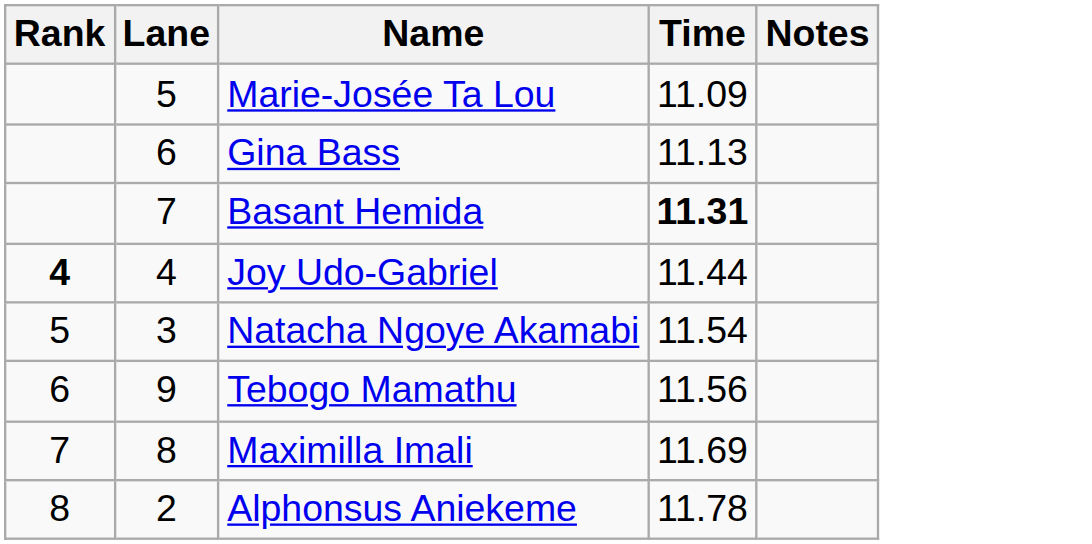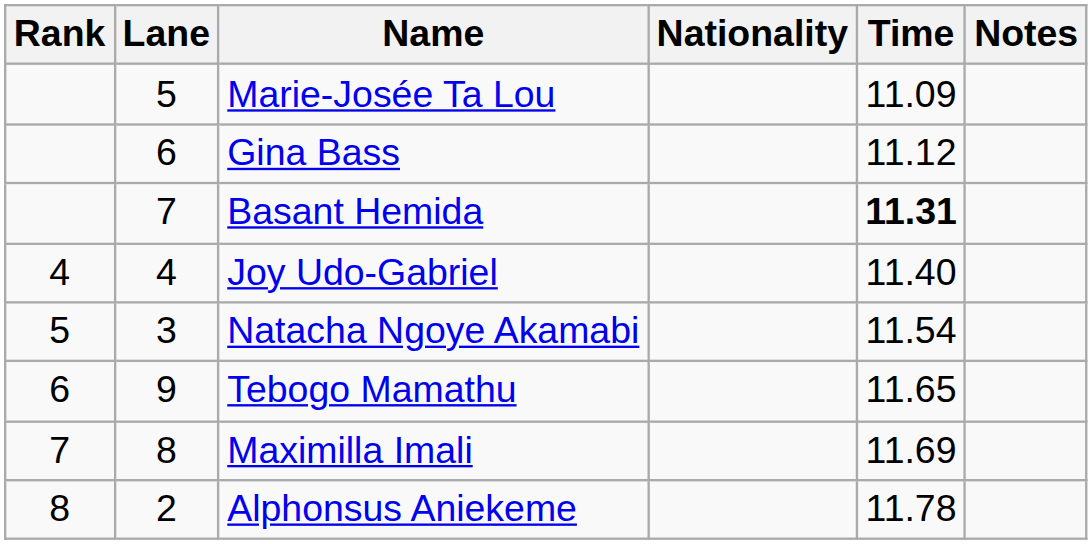+ column: (752, 34)
(702, 152) 11.13 -> (911, 152) 11.12
(60, 271) bold -> (60, 271) normal
(702, 271) 11.44 -> (911, 271) 11.40
(702, 390) 11.56 -> (911, 390) 11.65
